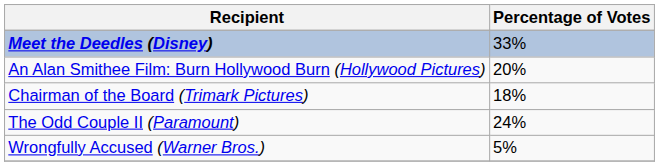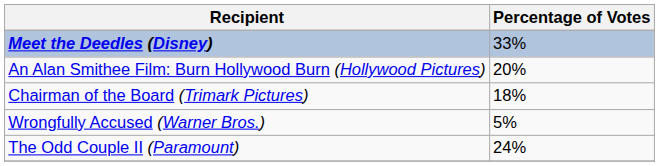rows swapped: (124, 122) <-> (137, 148)
